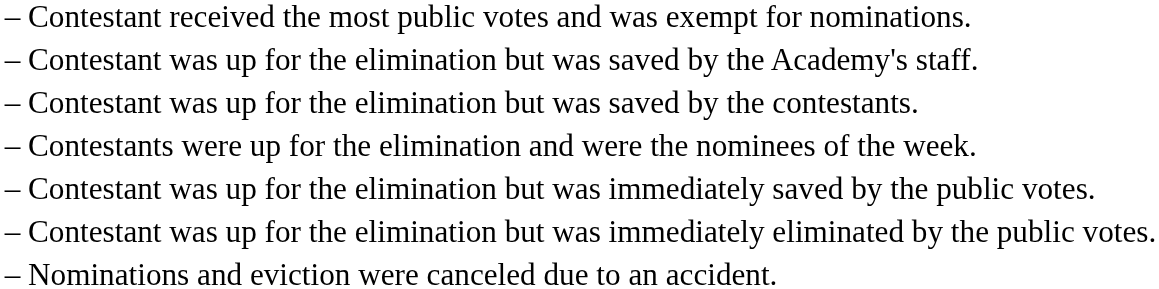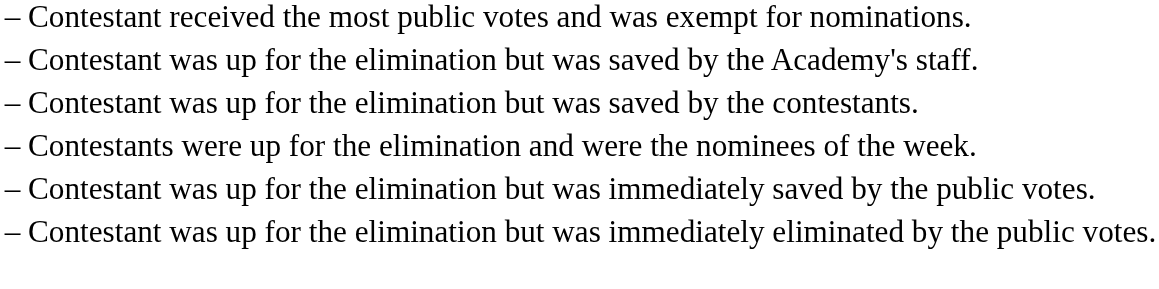- row: (403, 274)
